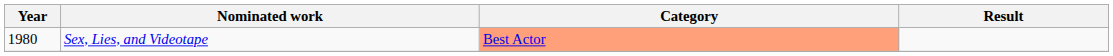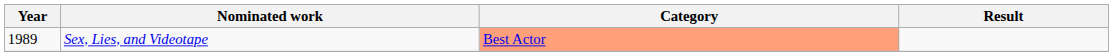(23, 39) 1980 -> (23, 39) 1989
